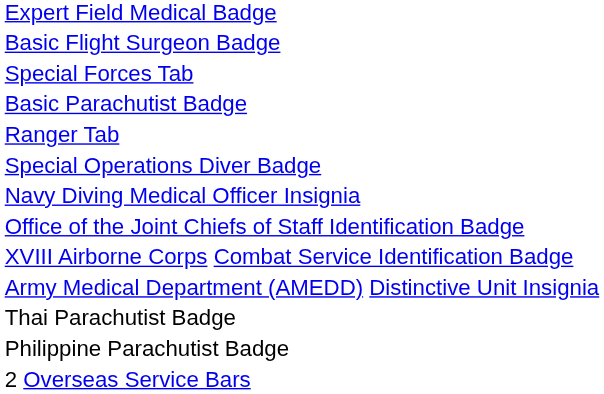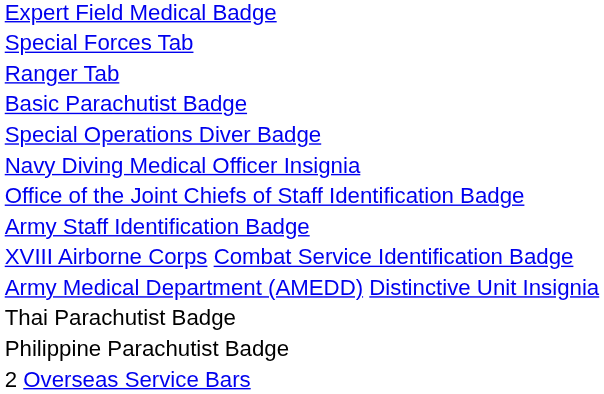- row: (143, 43)
rows swapped: (62, 134) <-> (126, 104)
+ row: (157, 226)
